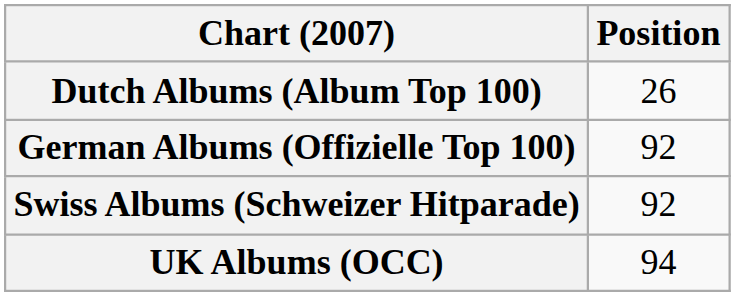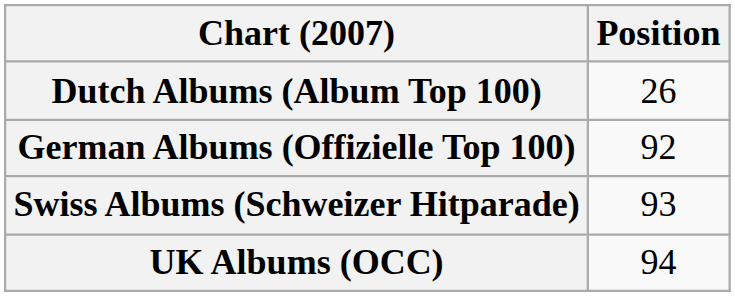(658, 204) 92 -> (658, 204) 93
